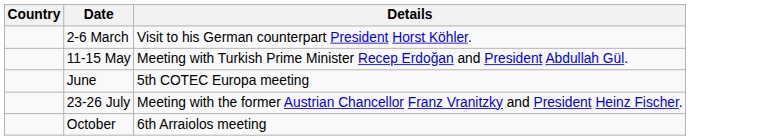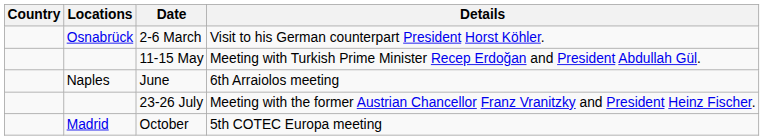+ column: (100, 15)
(223, 80) 5th COTEC Europa meeting -> (275, 80) 6th Arraiolos meeting
(202, 124) 6th Arraiolos meeting -> (296, 124) 5th COTEC Europa meeting
